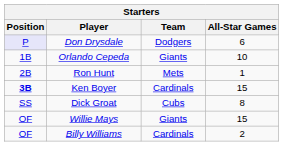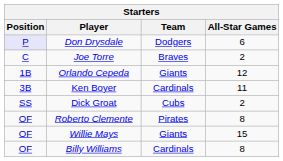+ row: (94, 57)
(242, 57) 10 -> (242, 73) 12
- row: (94, 73)
(25, 88) bold -> (25, 88) normal
(242, 88) 15 -> (242, 88) 11
(242, 103) 8 -> (242, 103) 2
+ row: (94, 118)
(242, 133) 2 -> (242, 149) 8
